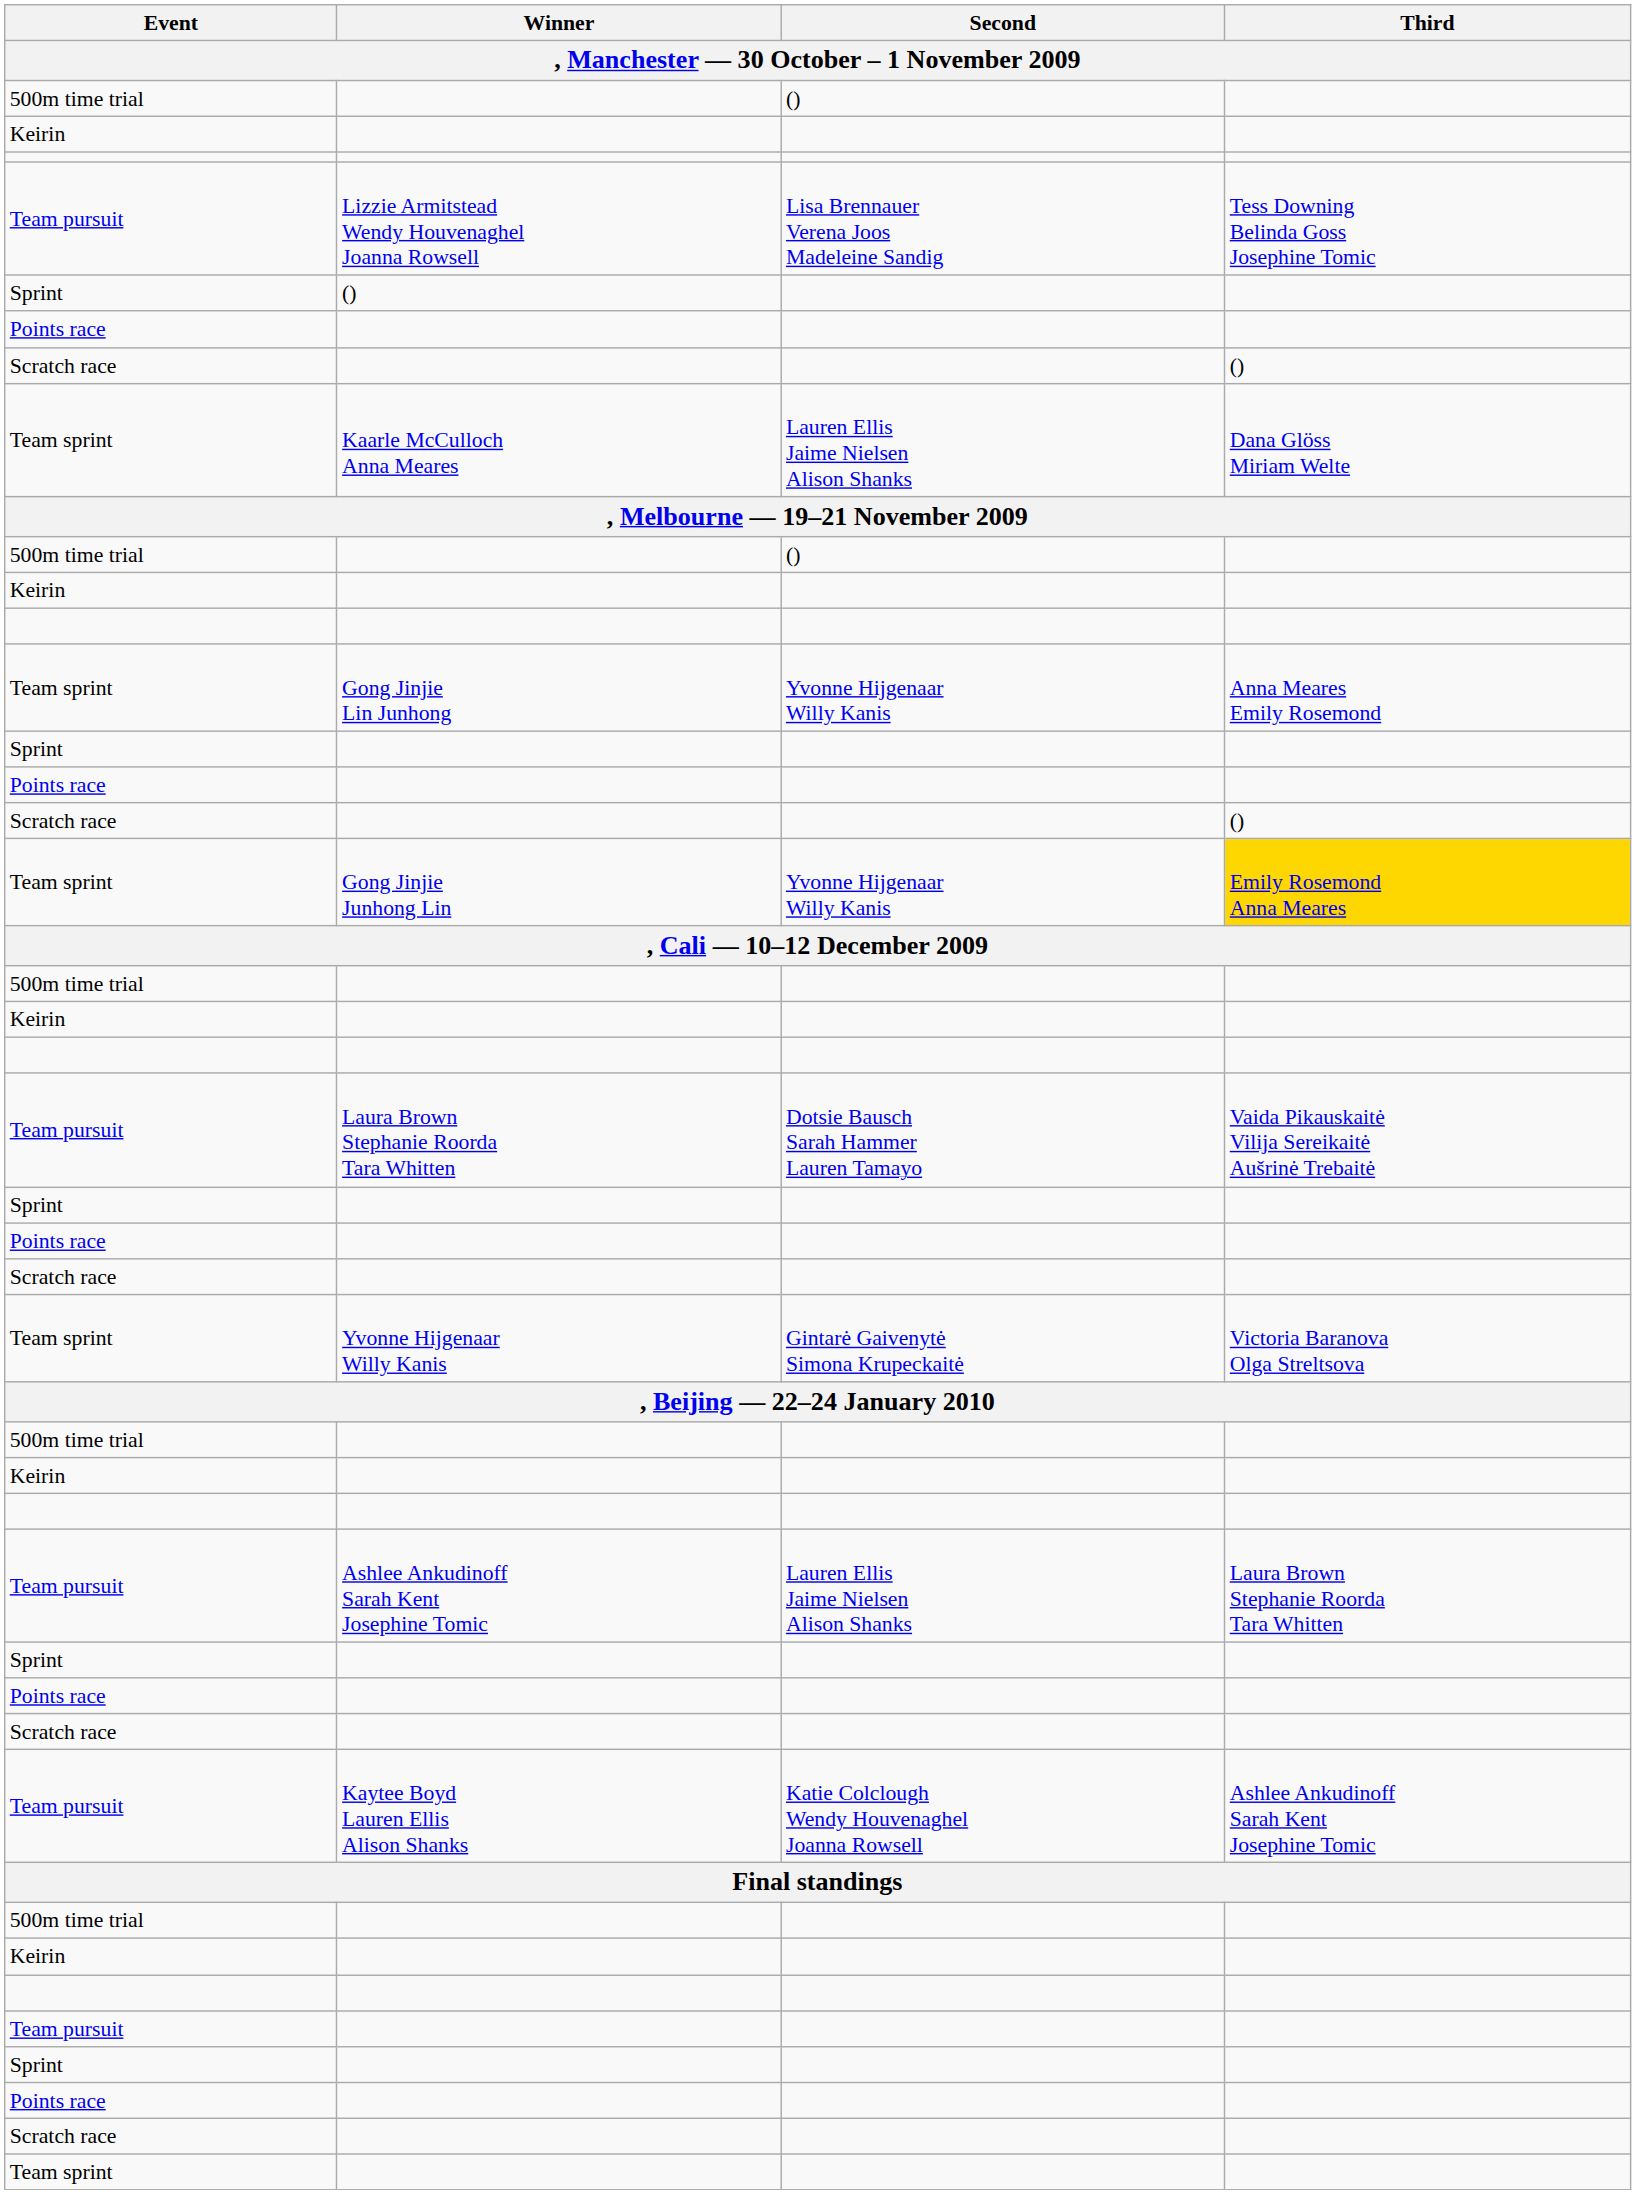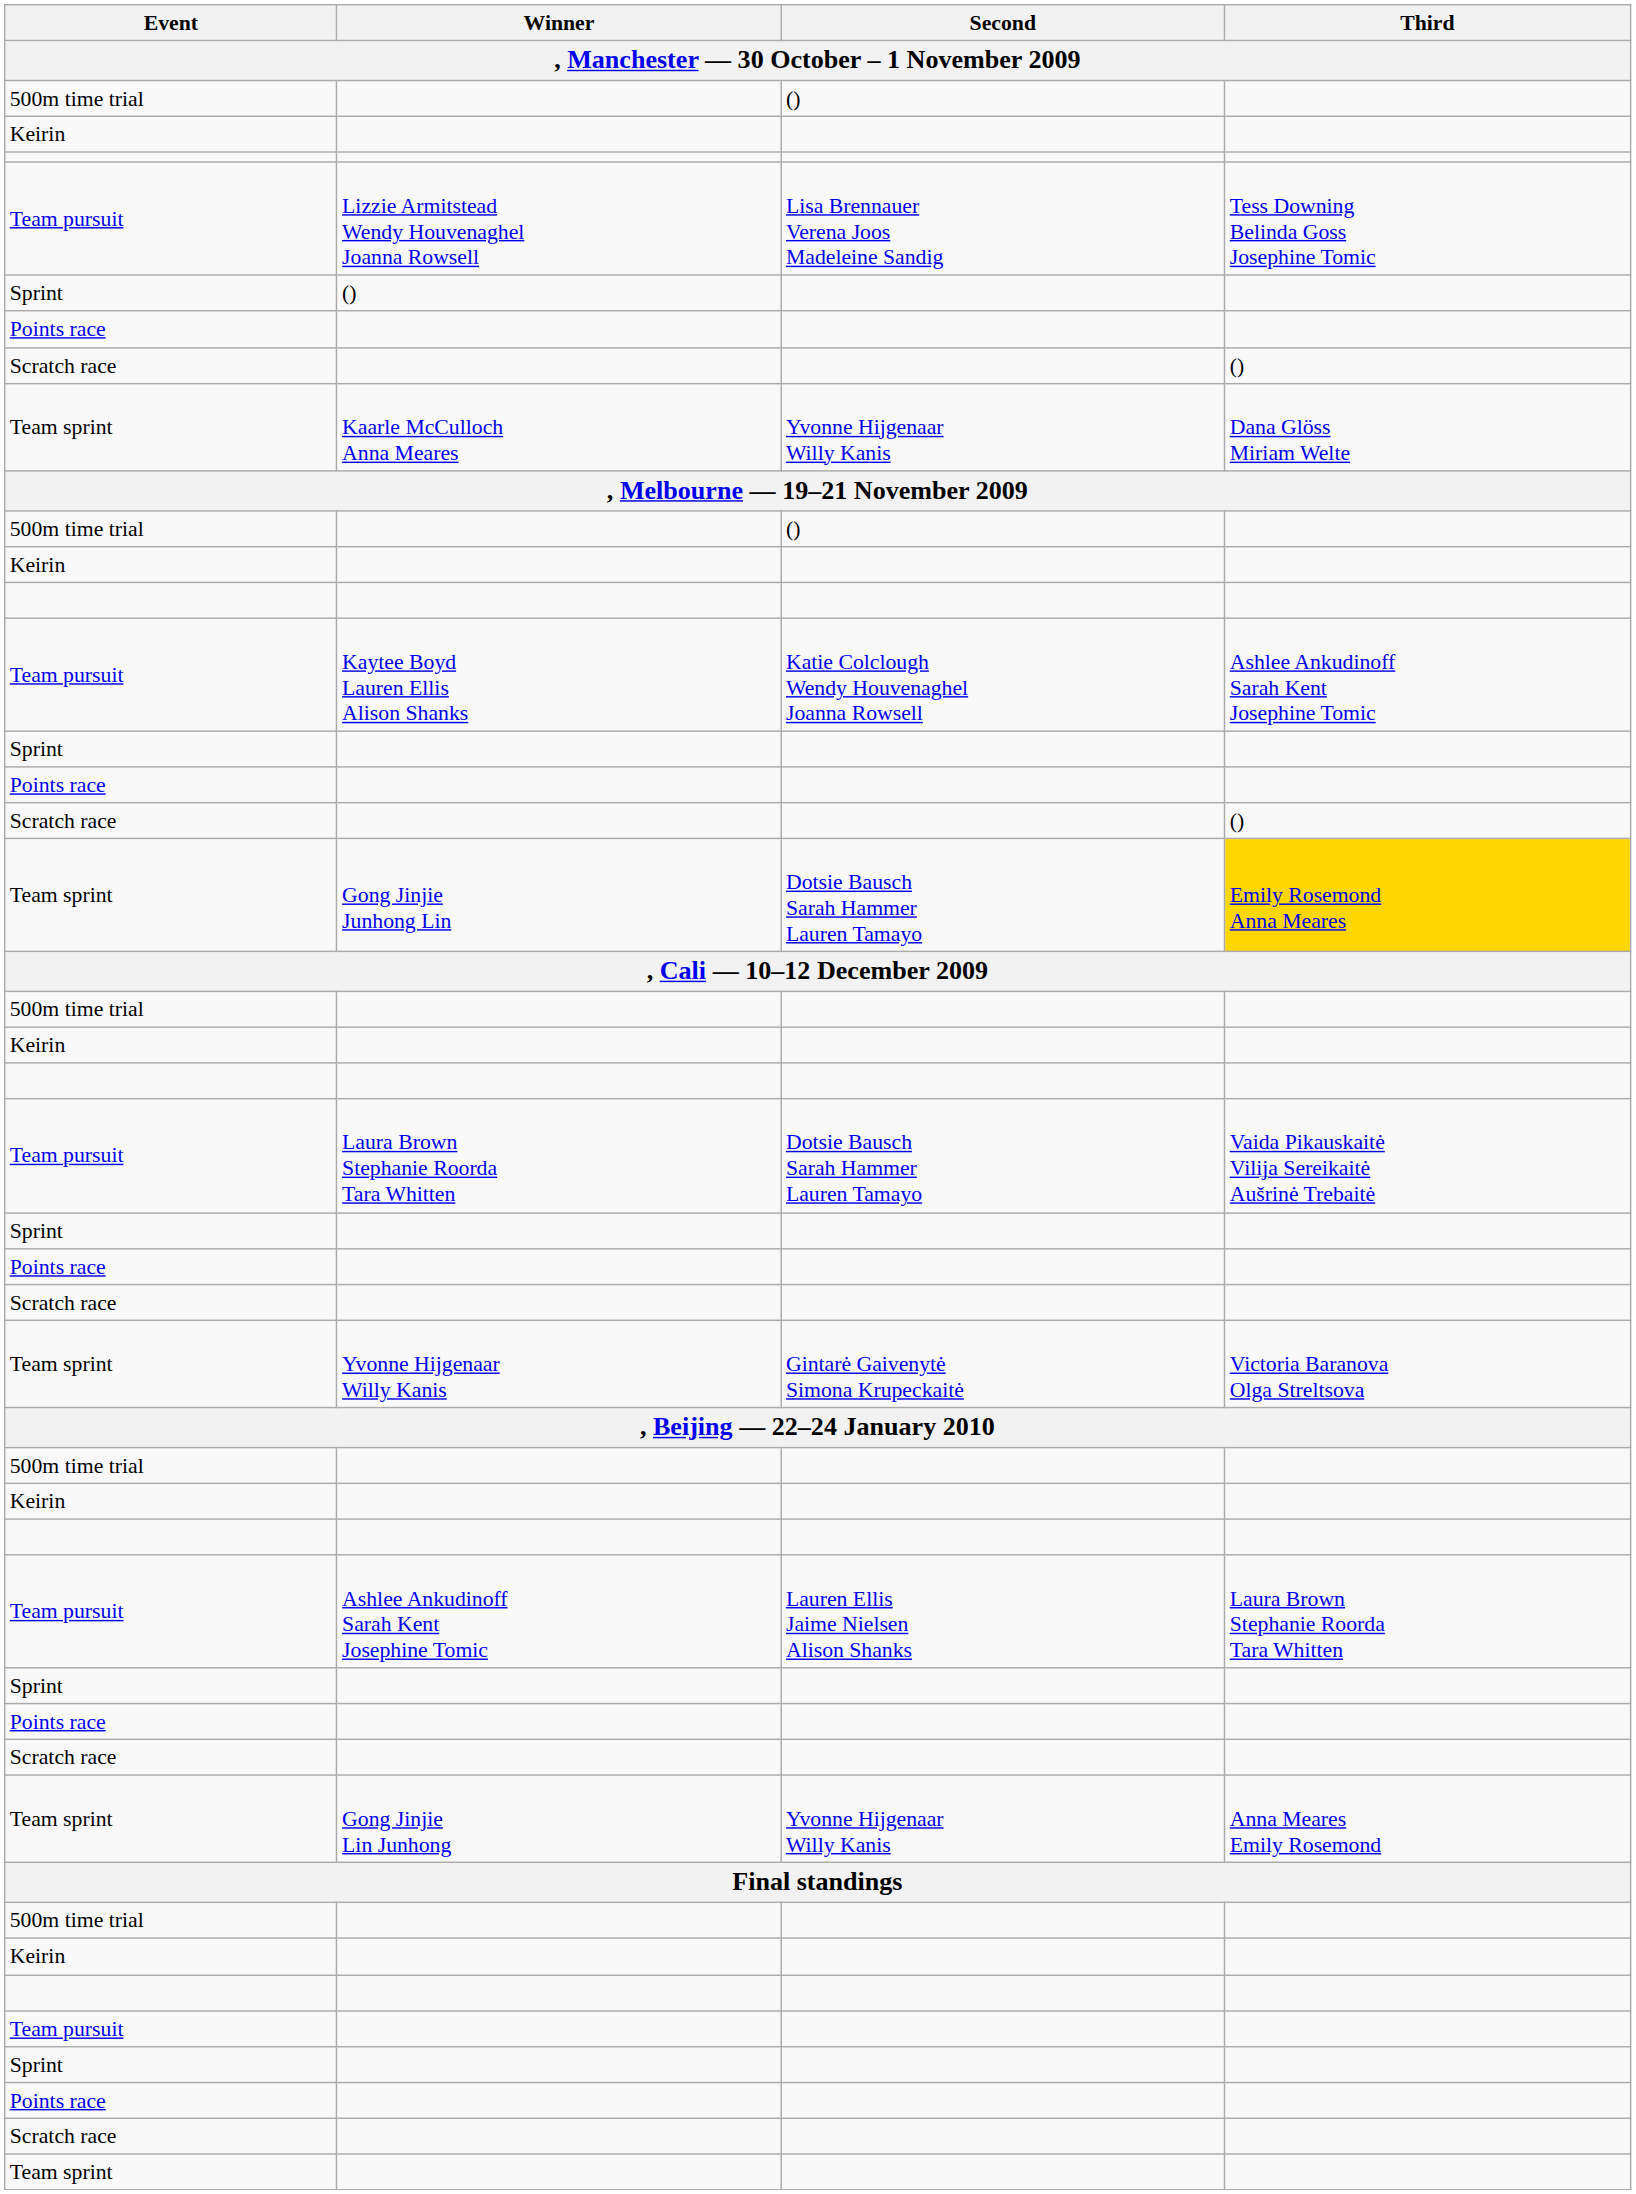(849, 452) Lauren Ellis Jaime Nielsen Alison Shanks -> (865, 439) Yvonne Hijgenaar Willy Kanis
rows swapped: (67, 1806) <-> (61, 687)
(865, 895) Yvonne Hijgenaar Willy Kanis -> (854, 907) Dotsie Bausch Sarah Hammer Lauren Tamayo
